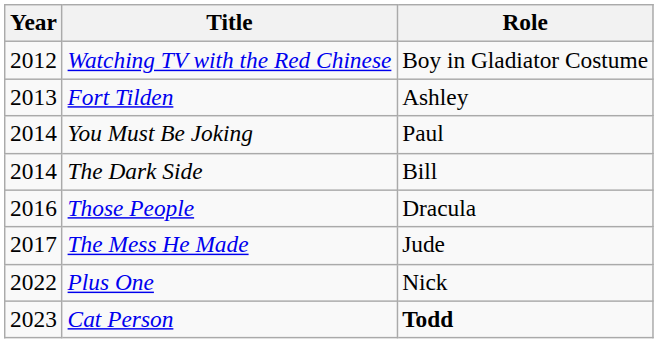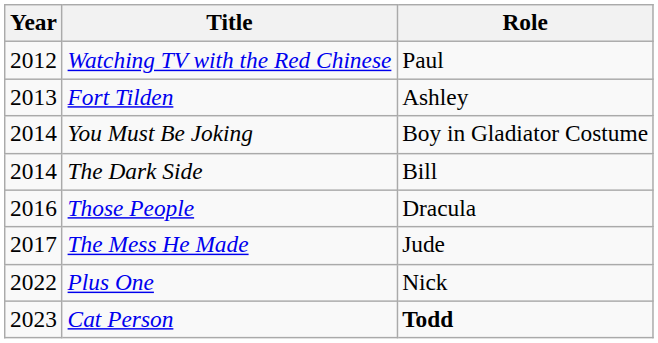(525, 60) Boy in Gladiator Costume -> (423, 60) Paul
(423, 134) Paul -> (525, 134) Boy in Gladiator Costume
